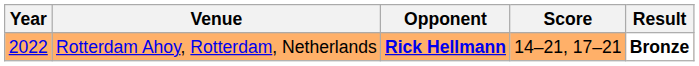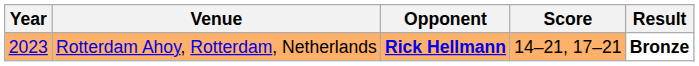(28, 47) 2022 -> (28, 47) 2023
